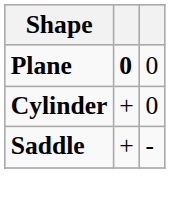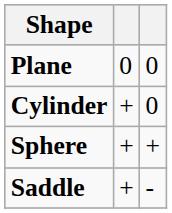(126, 65) bold -> (126, 65) normal
+ row: (49, 146)
